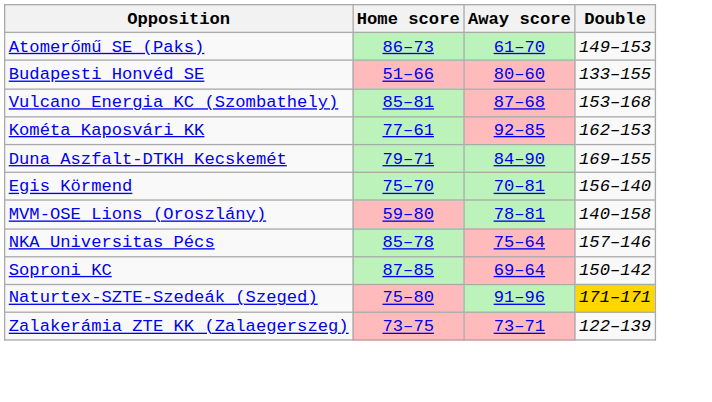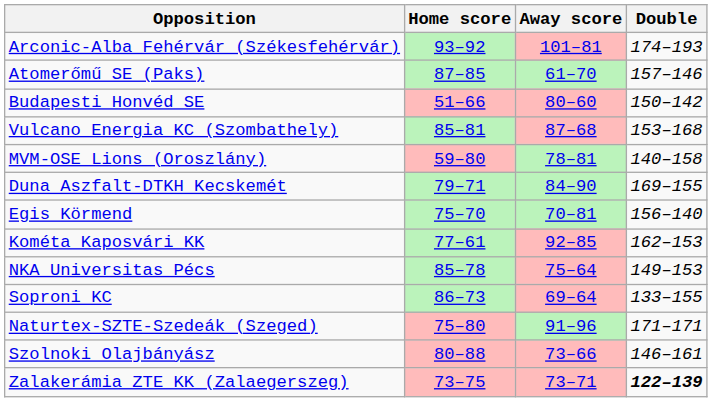+ row: (204, 47)
(408, 47) 86–73 -> (460, 75) 87–85
(615, 47) 149–153 -> (667, 75) 157–146
(615, 75) 133–155 -> (667, 103) 150–142
rows swapped: (107, 131) <-> (137, 214)
(615, 242) 157–146 -> (667, 270) 149–153
(408, 270) 87–85 -> (460, 298) 86–73
(615, 270) 150–142 -> (667, 298) 133–155
(615, 298) gold background -> (667, 326) no background
+ row: (112, 354)
(615, 326) normal -> (667, 382) bold
